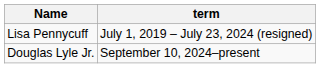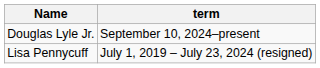rows swapped: (48, 33) <-> (51, 53)
